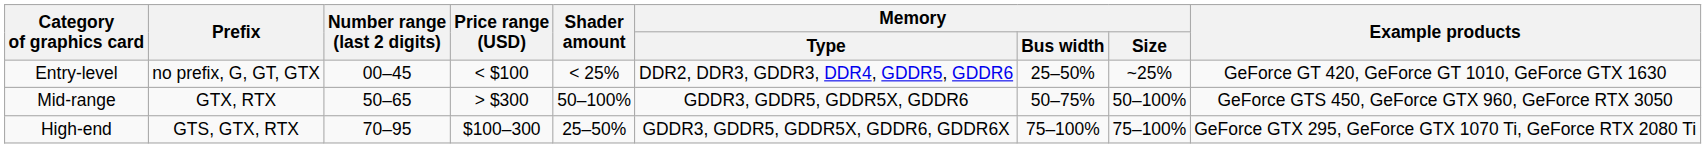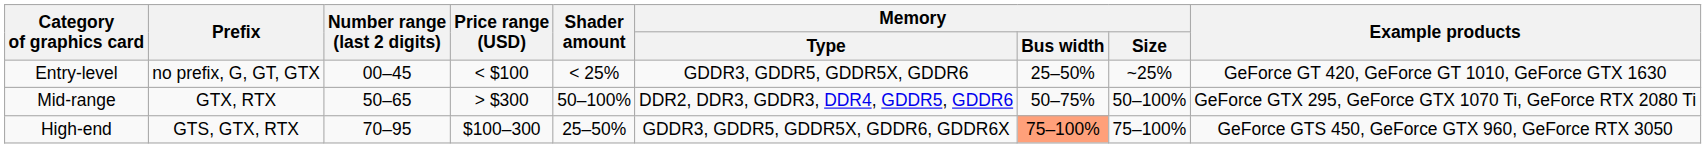(826, 73) DDR2, DDR3, GDDR3, DDR4, GDDR5, GDDR6 -> (826, 73) GDDR3, GDDR5, GDDR5X, GDDR6
(826, 101) GDDR3, GDDR5, GDDR5X, GDDR6 -> (826, 101) DDR2, DDR3, GDDR3, DDR4, GDDR5, GDDR6
(1445, 101) GeForce GTS 450, GeForce GTX 960, GeForce RTX 3050 -> (1445, 101) GeForce GTX 295, GeForce GTX 1070 Ti, GeForce RTX 2080 Ti
(1063, 128) no background -> (1063, 128) lightsalmon background
(1445, 128) GeForce GTX 295, GeForce GTX 1070 Ti, GeForce RTX 2080 Ti -> (1445, 128) GeForce GTS 450, GeForce GTX 960, GeForce RTX 3050
